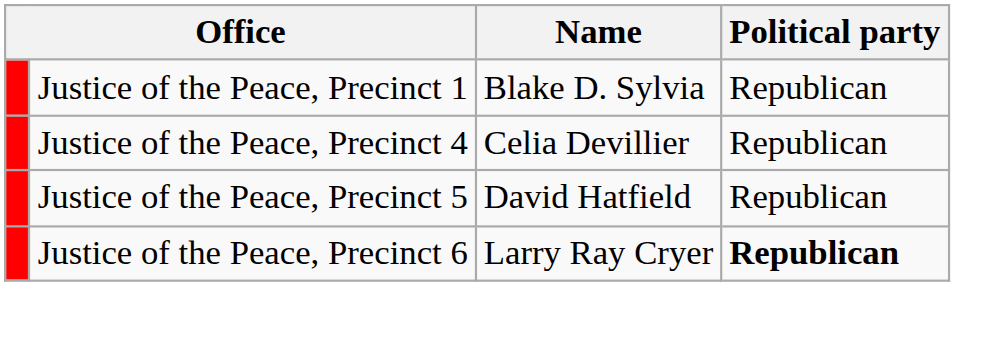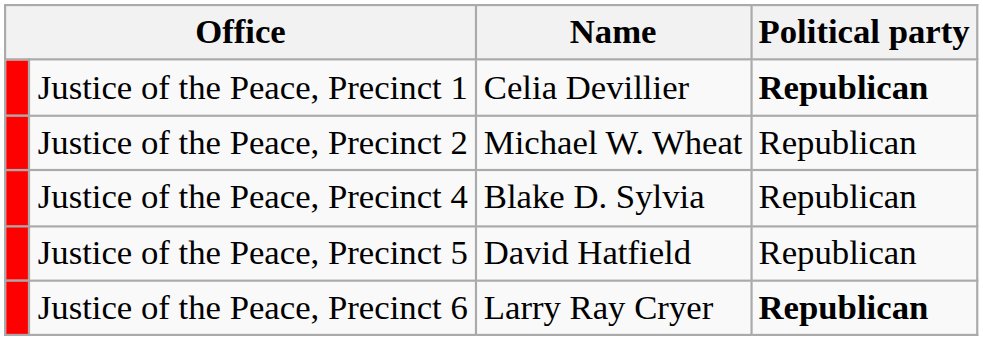(594, 87) Blake D. Sylvia -> (586, 87) Celia Devillier
(808, 87) normal -> (843, 87) bold
+ row: (253, 142)
(586, 142) Celia Devillier -> (594, 197) Blake D. Sylvia
